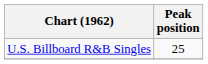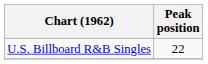(178, 48) 25 -> (178, 48) 22
